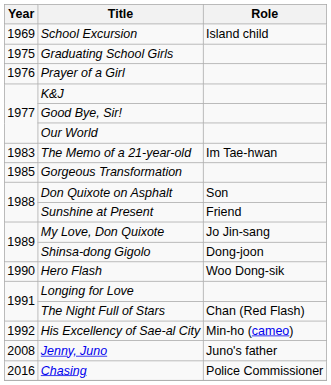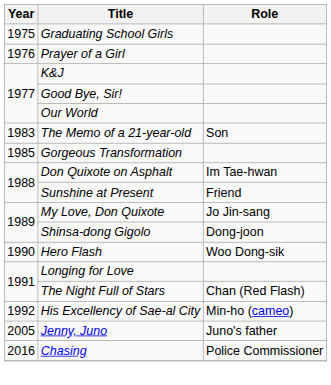- row: (89, 34)
(242, 152) Im Tae-hwan -> (217, 133) Son
(217, 192) Son -> (242, 172) Im Tae-hwan
(21, 350) 2008 -> (21, 331) 2005
